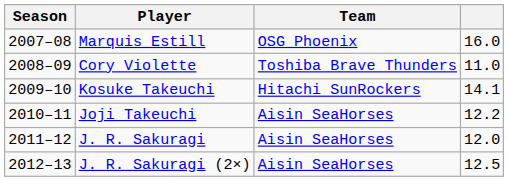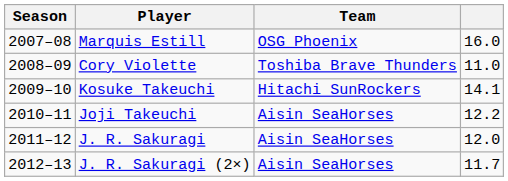(482, 164) 12.5 -> (482, 164) 11.7
